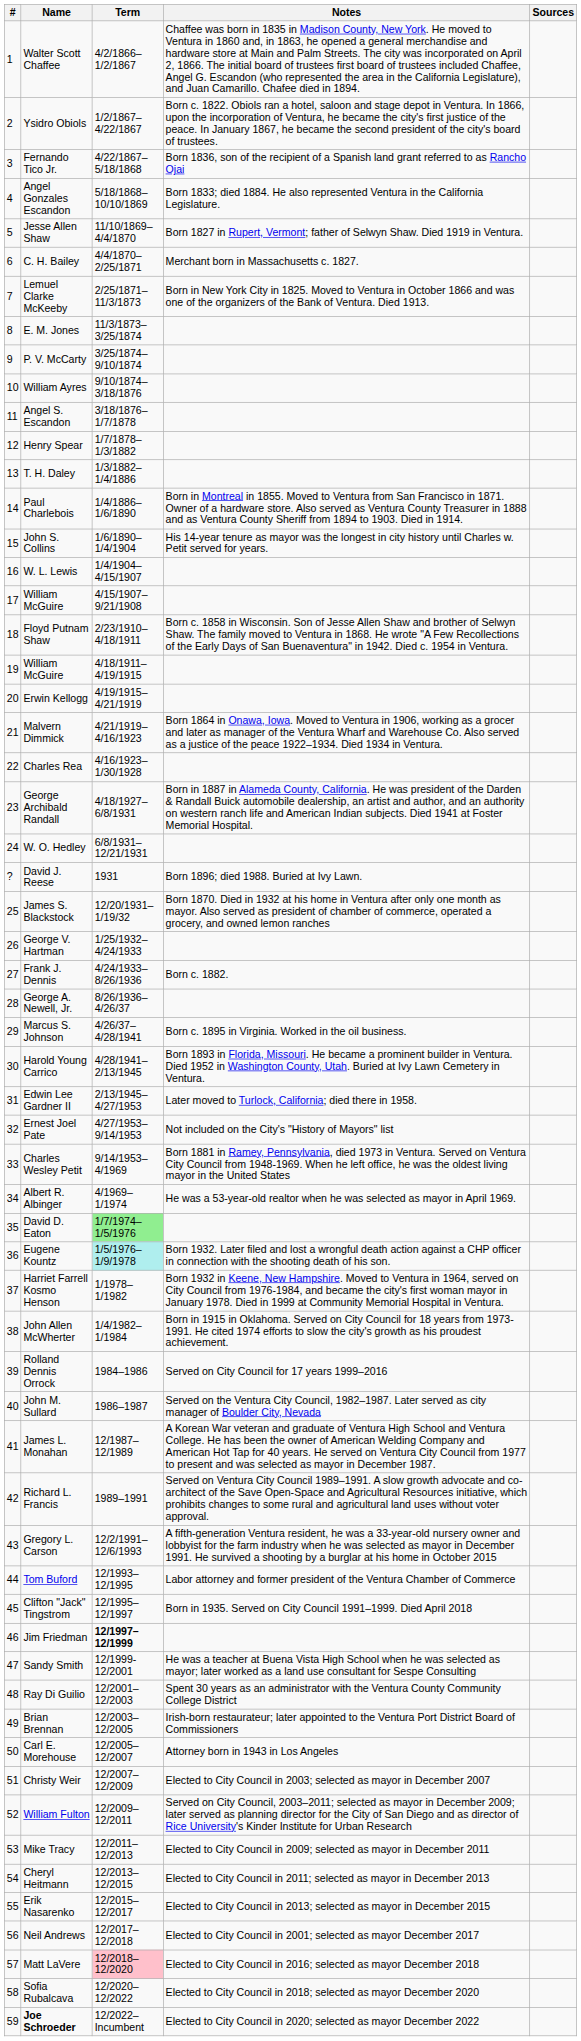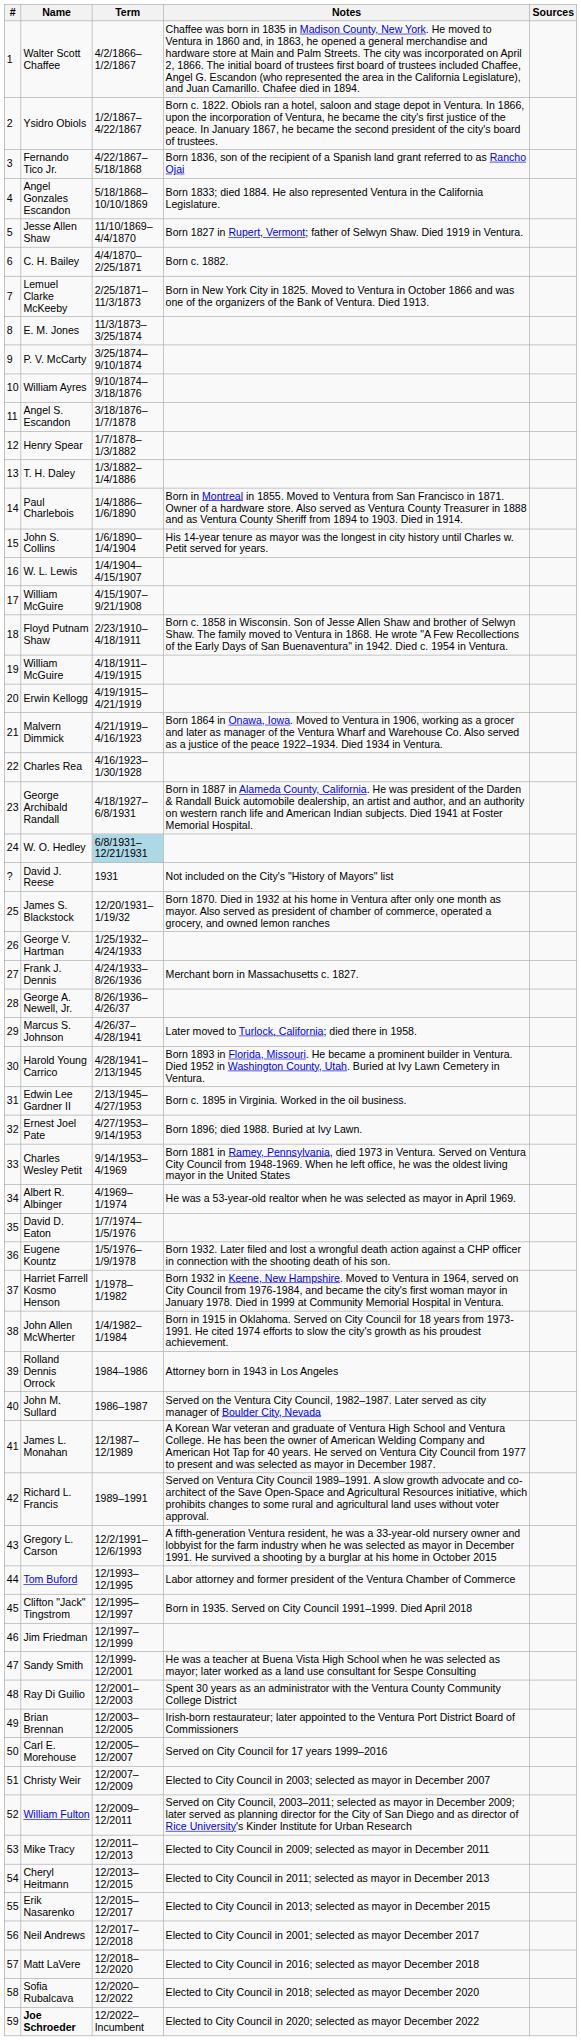(262, 261) Merchant born in Massachusetts c. 1827. -> (197, 261) Born c. 1882.
(121, 848) no background -> (121, 848) lightblue background
(264, 877) Born 1896; died 1988. Buried at Ivy Lawn. -> (280, 877) Not included on the City's "History of Mayors" list
(197, 974) Born c. 1882. -> (262, 974) Merchant born in Massachusetts c. 1827.
(286, 1032) Born c. 1895 in Virginia. Worked in the oil business. -> (291, 1032) Later moved to Turlock, California; died there in 1958.
(291, 1101) Later moved to Turlock, California; died there in 1958. -> (286, 1101) Born c. 1895 in Virginia. Worked in the oil business.
(280, 1129) Not included on the City's "History of Mayors" list -> (264, 1129) Born 1896; died 1988. Buried at Ivy Lawn.
(118, 1227) lightgreen background -> (118, 1227) no background
(118, 1256) paleturquoise background -> (118, 1256) no background
(277, 1371) Served on City Council for 17 years 1999–2016 -> (252, 1371) Attorney born in 1943 in Los Angeles
(117, 1637) bold -> (117, 1637) normal
(252, 1752) Attorney born in 1943 in Los Angeles -> (277, 1752) Served on City Council for 17 years 1999–2016
(117, 1964) pink background -> (117, 1964) no background
